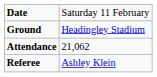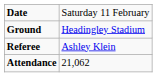rows swapped: (32, 46) <-> (23, 62)
